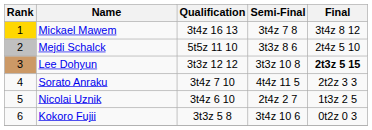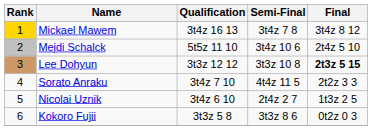(278, 47) 3t3z 8 6 -> (278, 47) 3t4z 10 6
(278, 116) 3t4z 10 6 -> (278, 116) 3t3z 8 6
